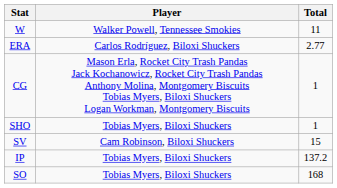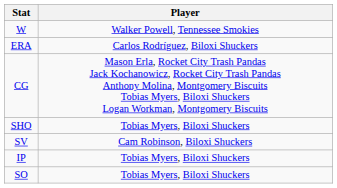- column: (315, 12)
